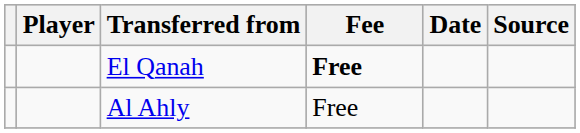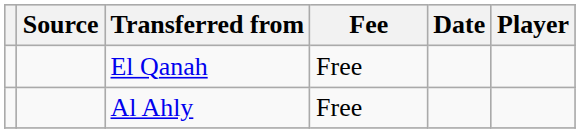columns swapped: (59, 25) <-> (531, 25)
(337, 66) bold -> (339, 66) normal
